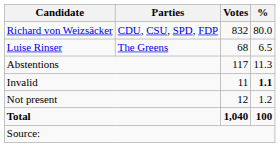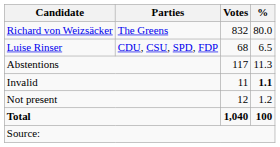(168, 30) CDU, CSU, SPD, FDP -> (143, 30) The Greens
(143, 47) The Greens -> (168, 47) CDU, CSU, SPD, FDP
